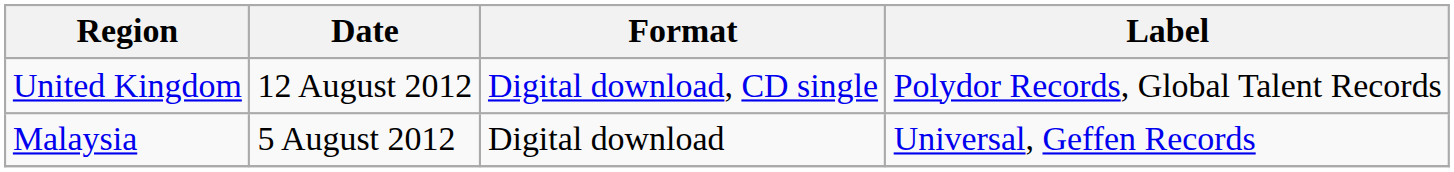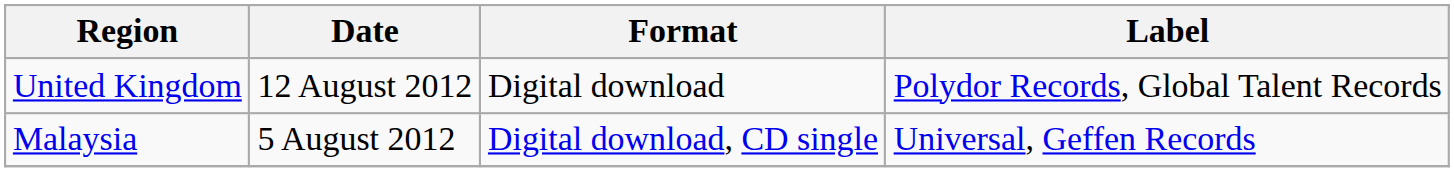(683, 85) Digital download, CD single -> (606, 85) Digital download
(606, 138) Digital download -> (683, 138) Digital download, CD single
